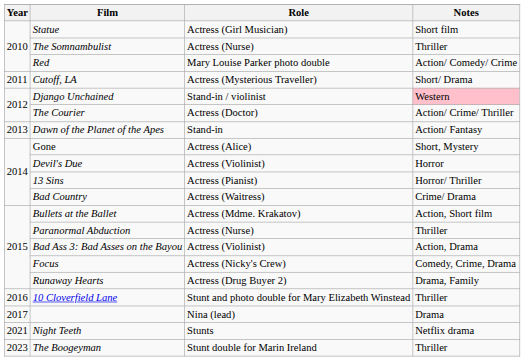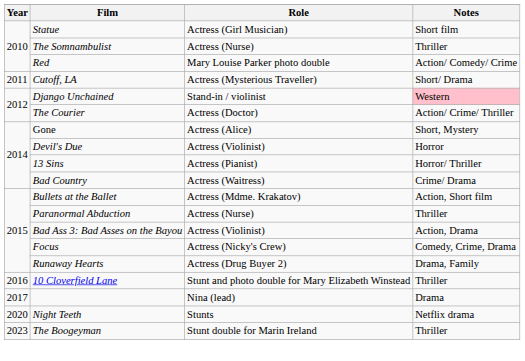- row: (98, 130)
(17, 331) 2021 -> (17, 314) 2020
